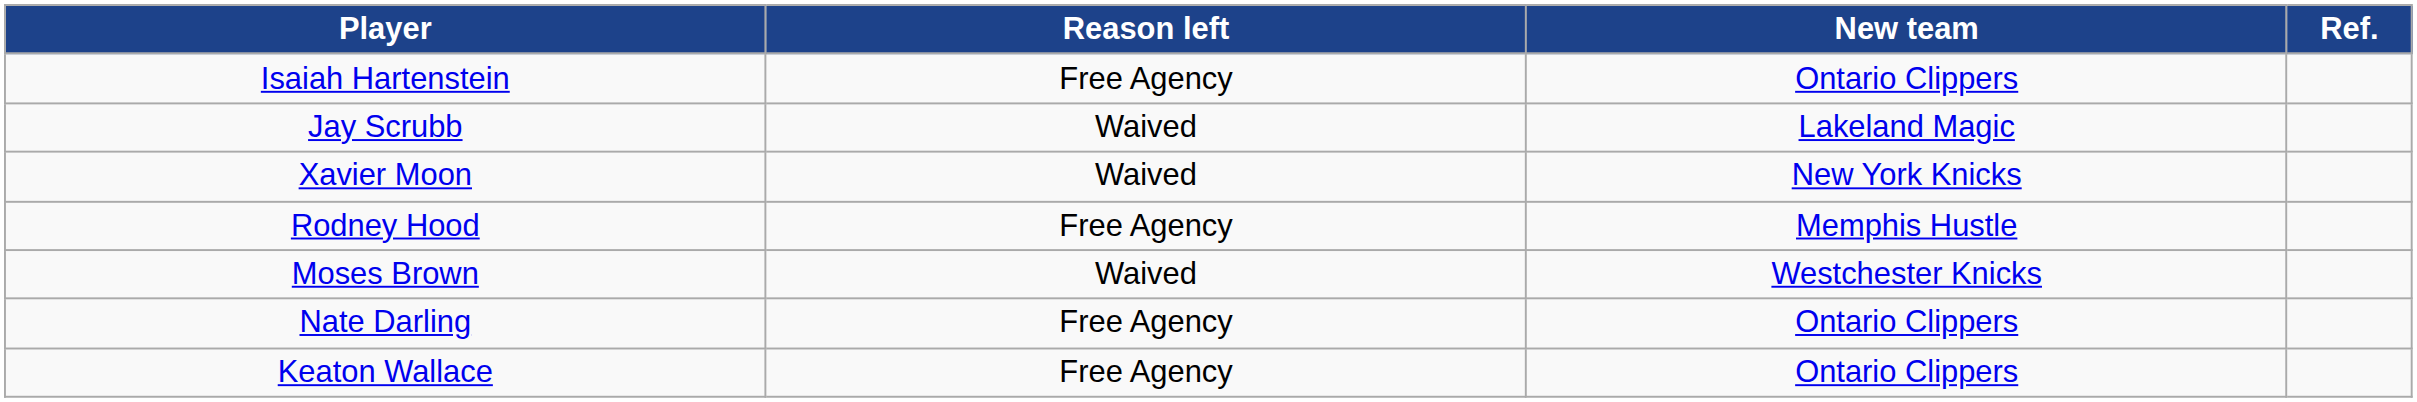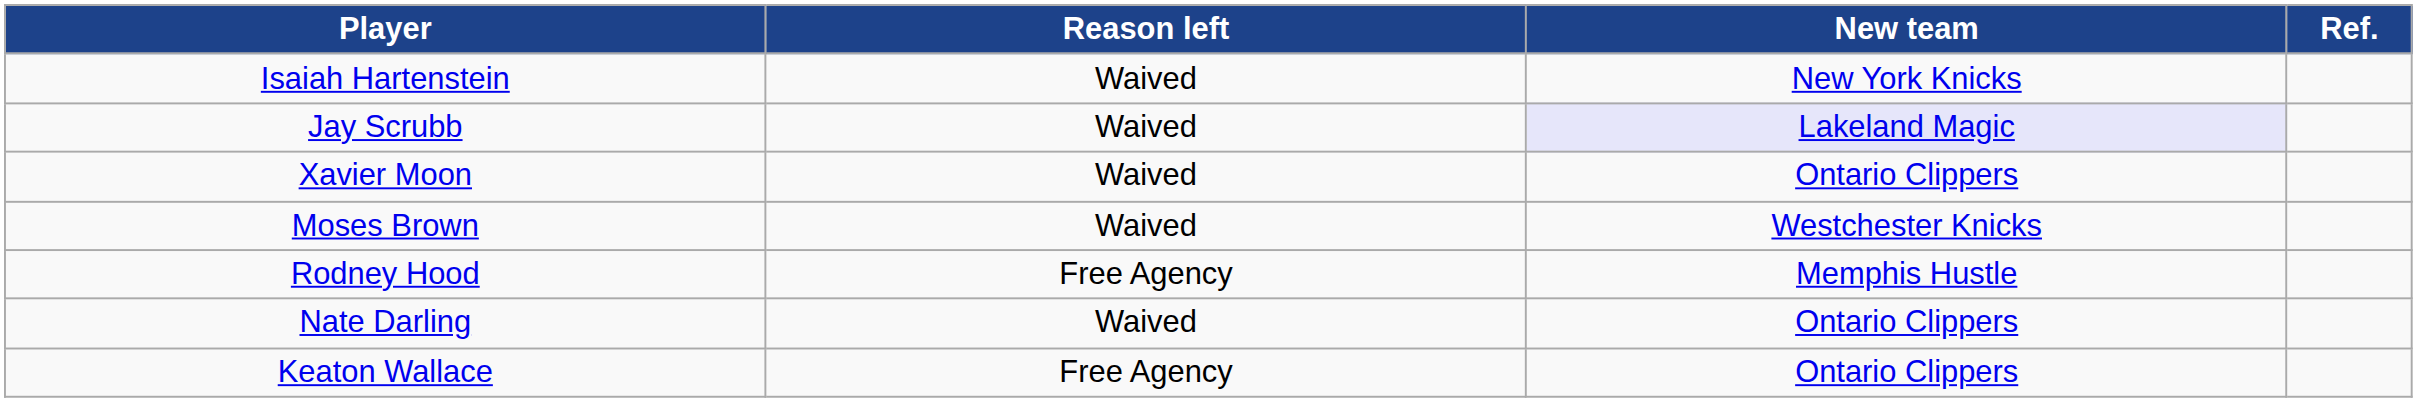(1146, 77) Free Agency -> (1146, 77) Waived
(1907, 77) Ontario Clippers -> (1907, 77) New York Knicks
(1907, 126) no background -> (1907, 126) lavender background
(1907, 175) New York Knicks -> (1907, 175) Ontario Clippers
rows swapped: (385, 224) <-> (385, 273)
(1146, 322) Free Agency -> (1146, 322) Waived
